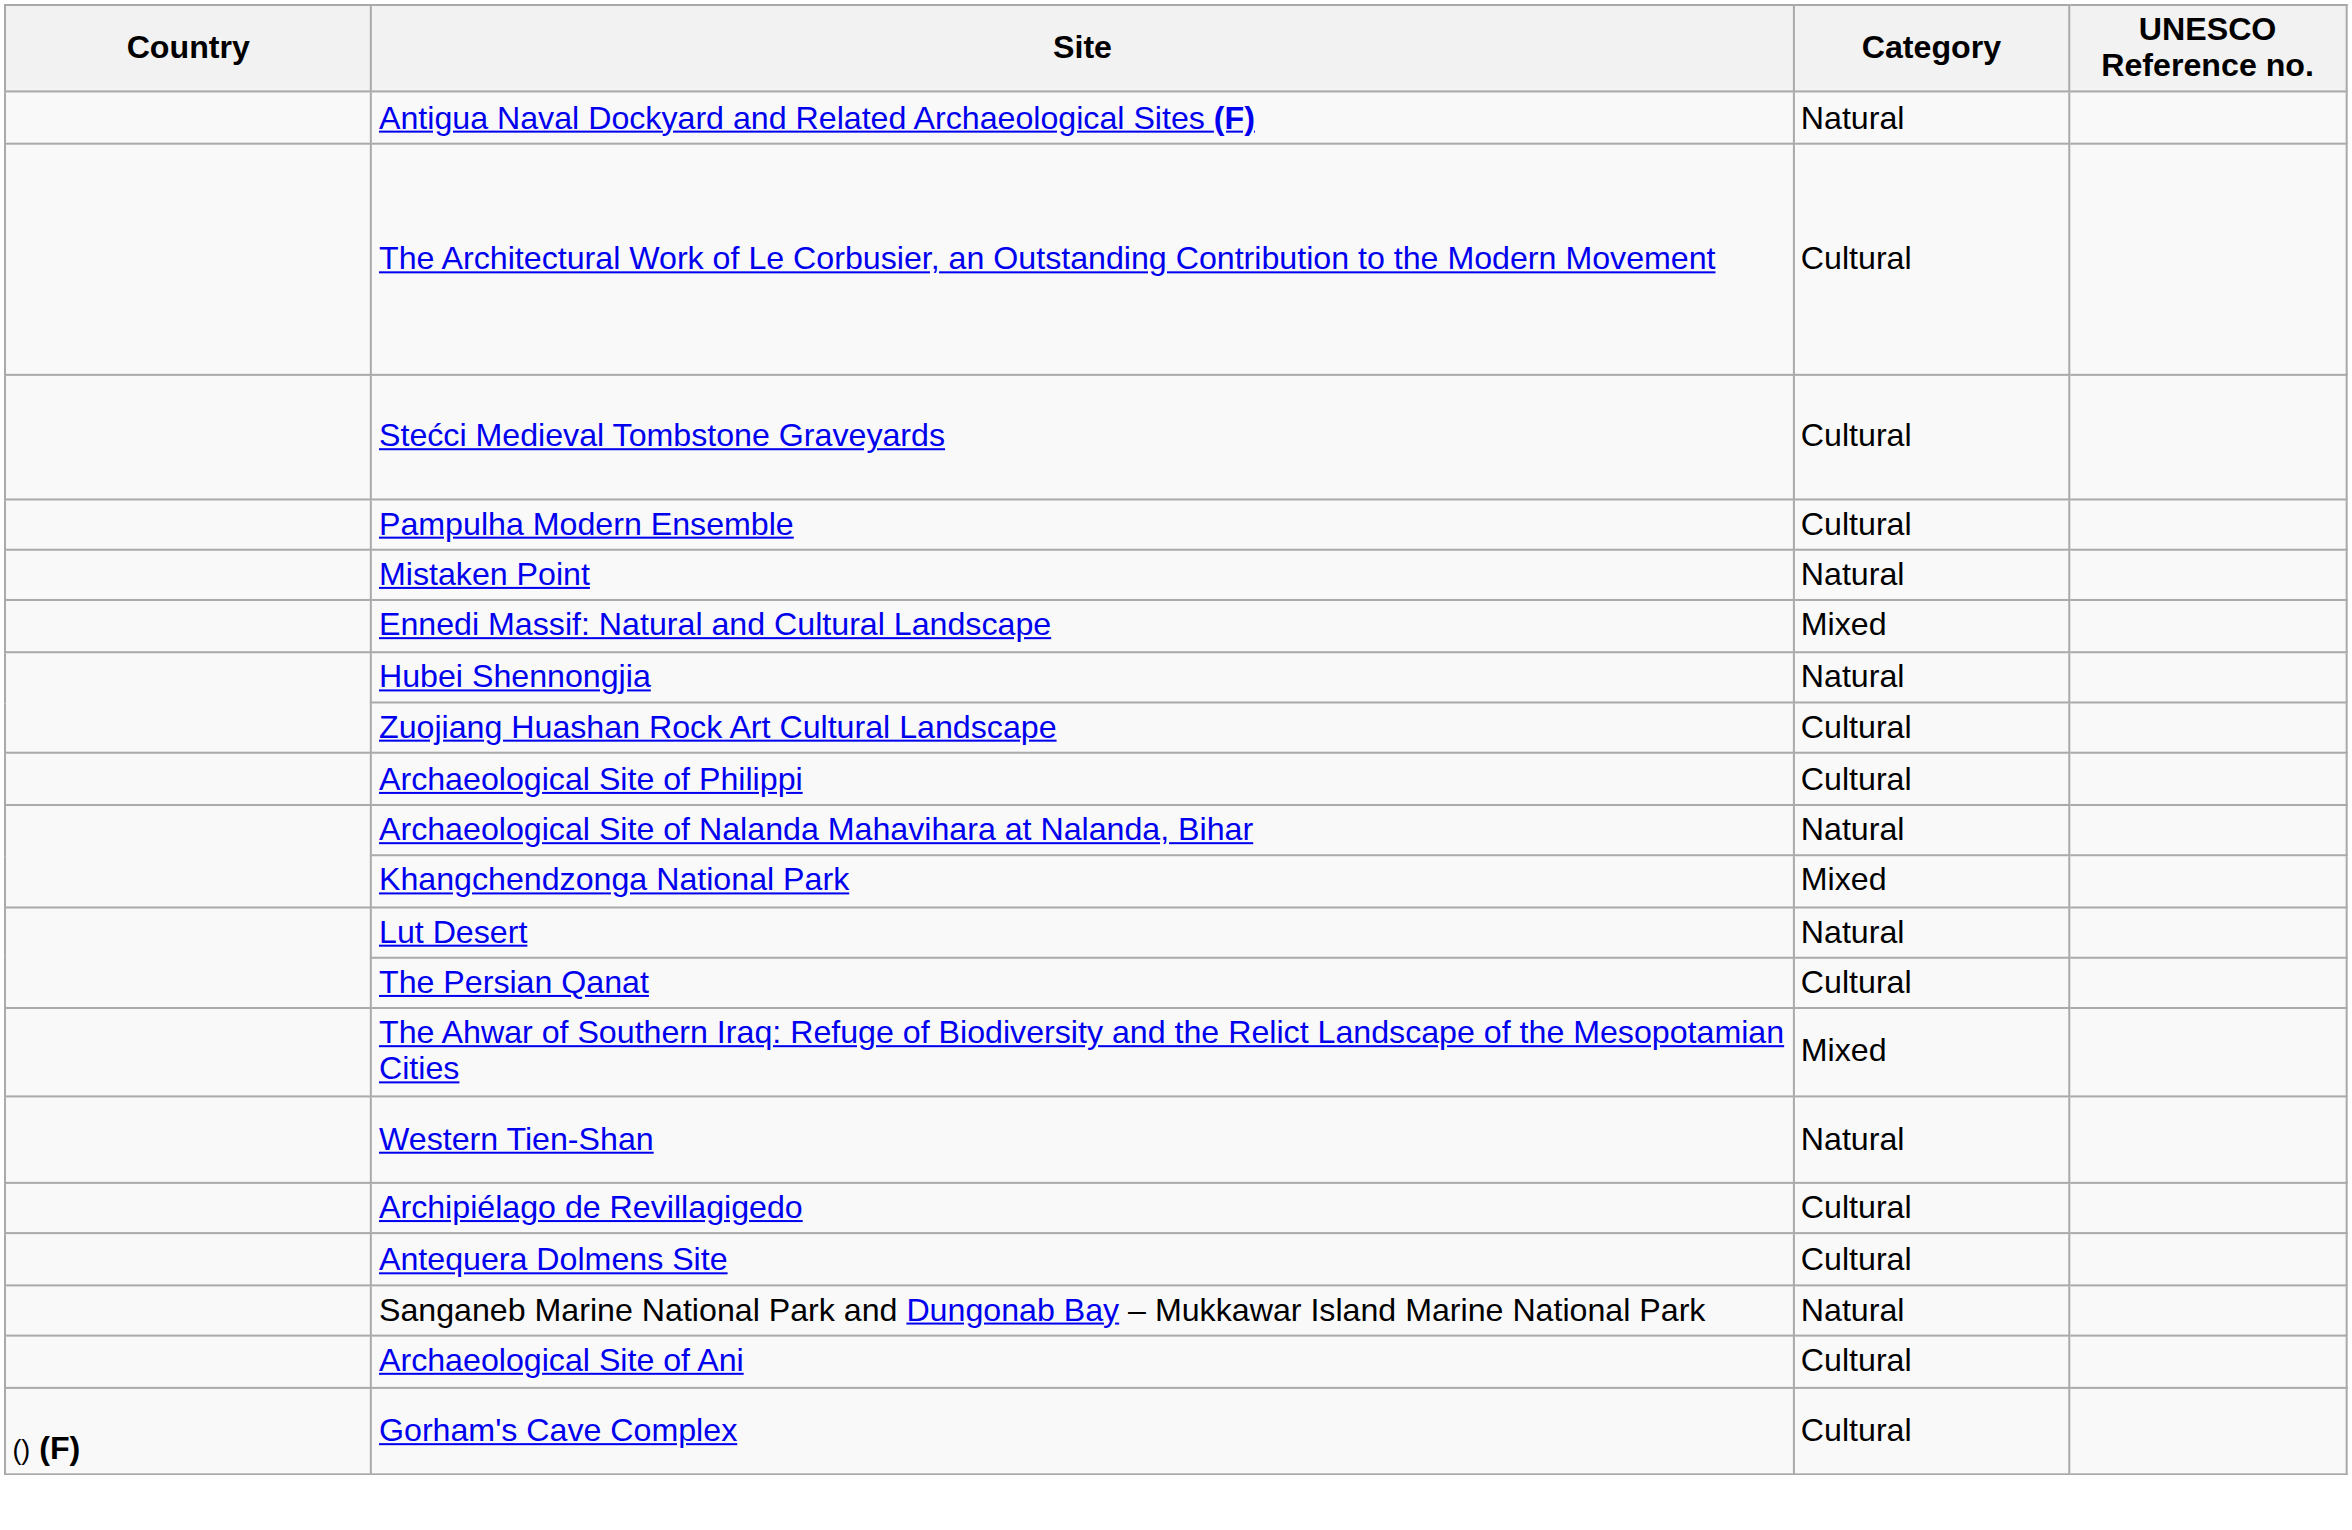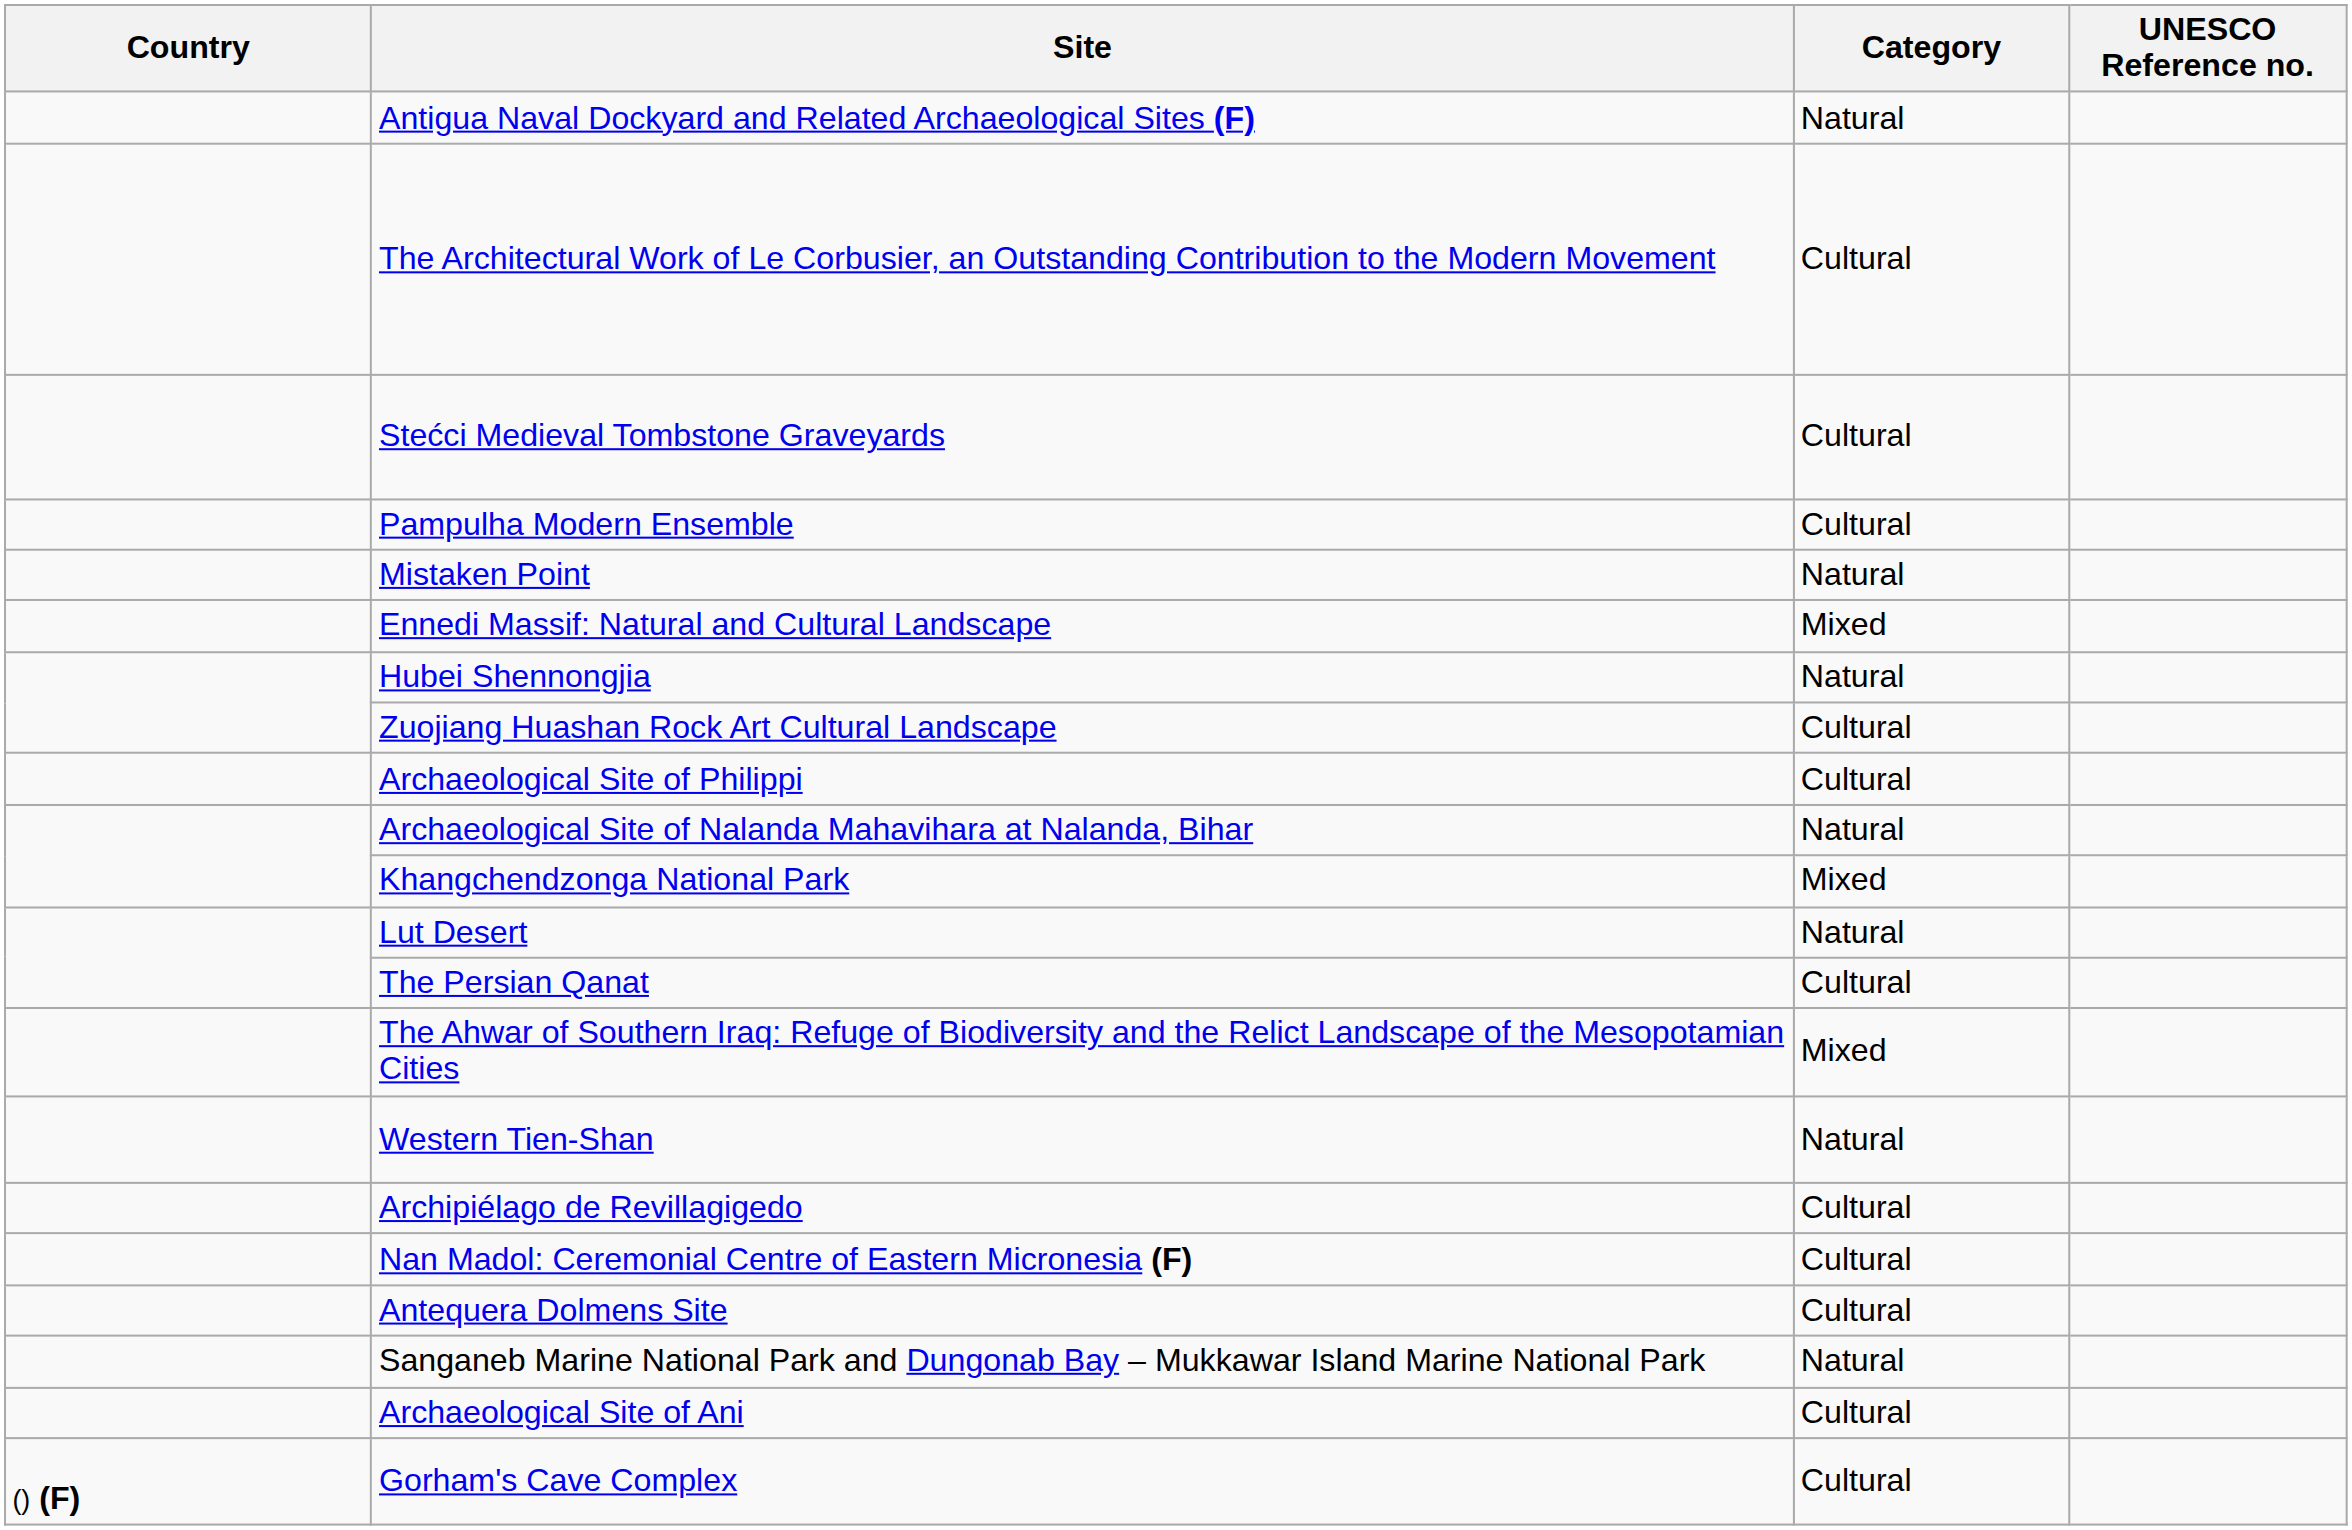+ row: (786, 1258)
